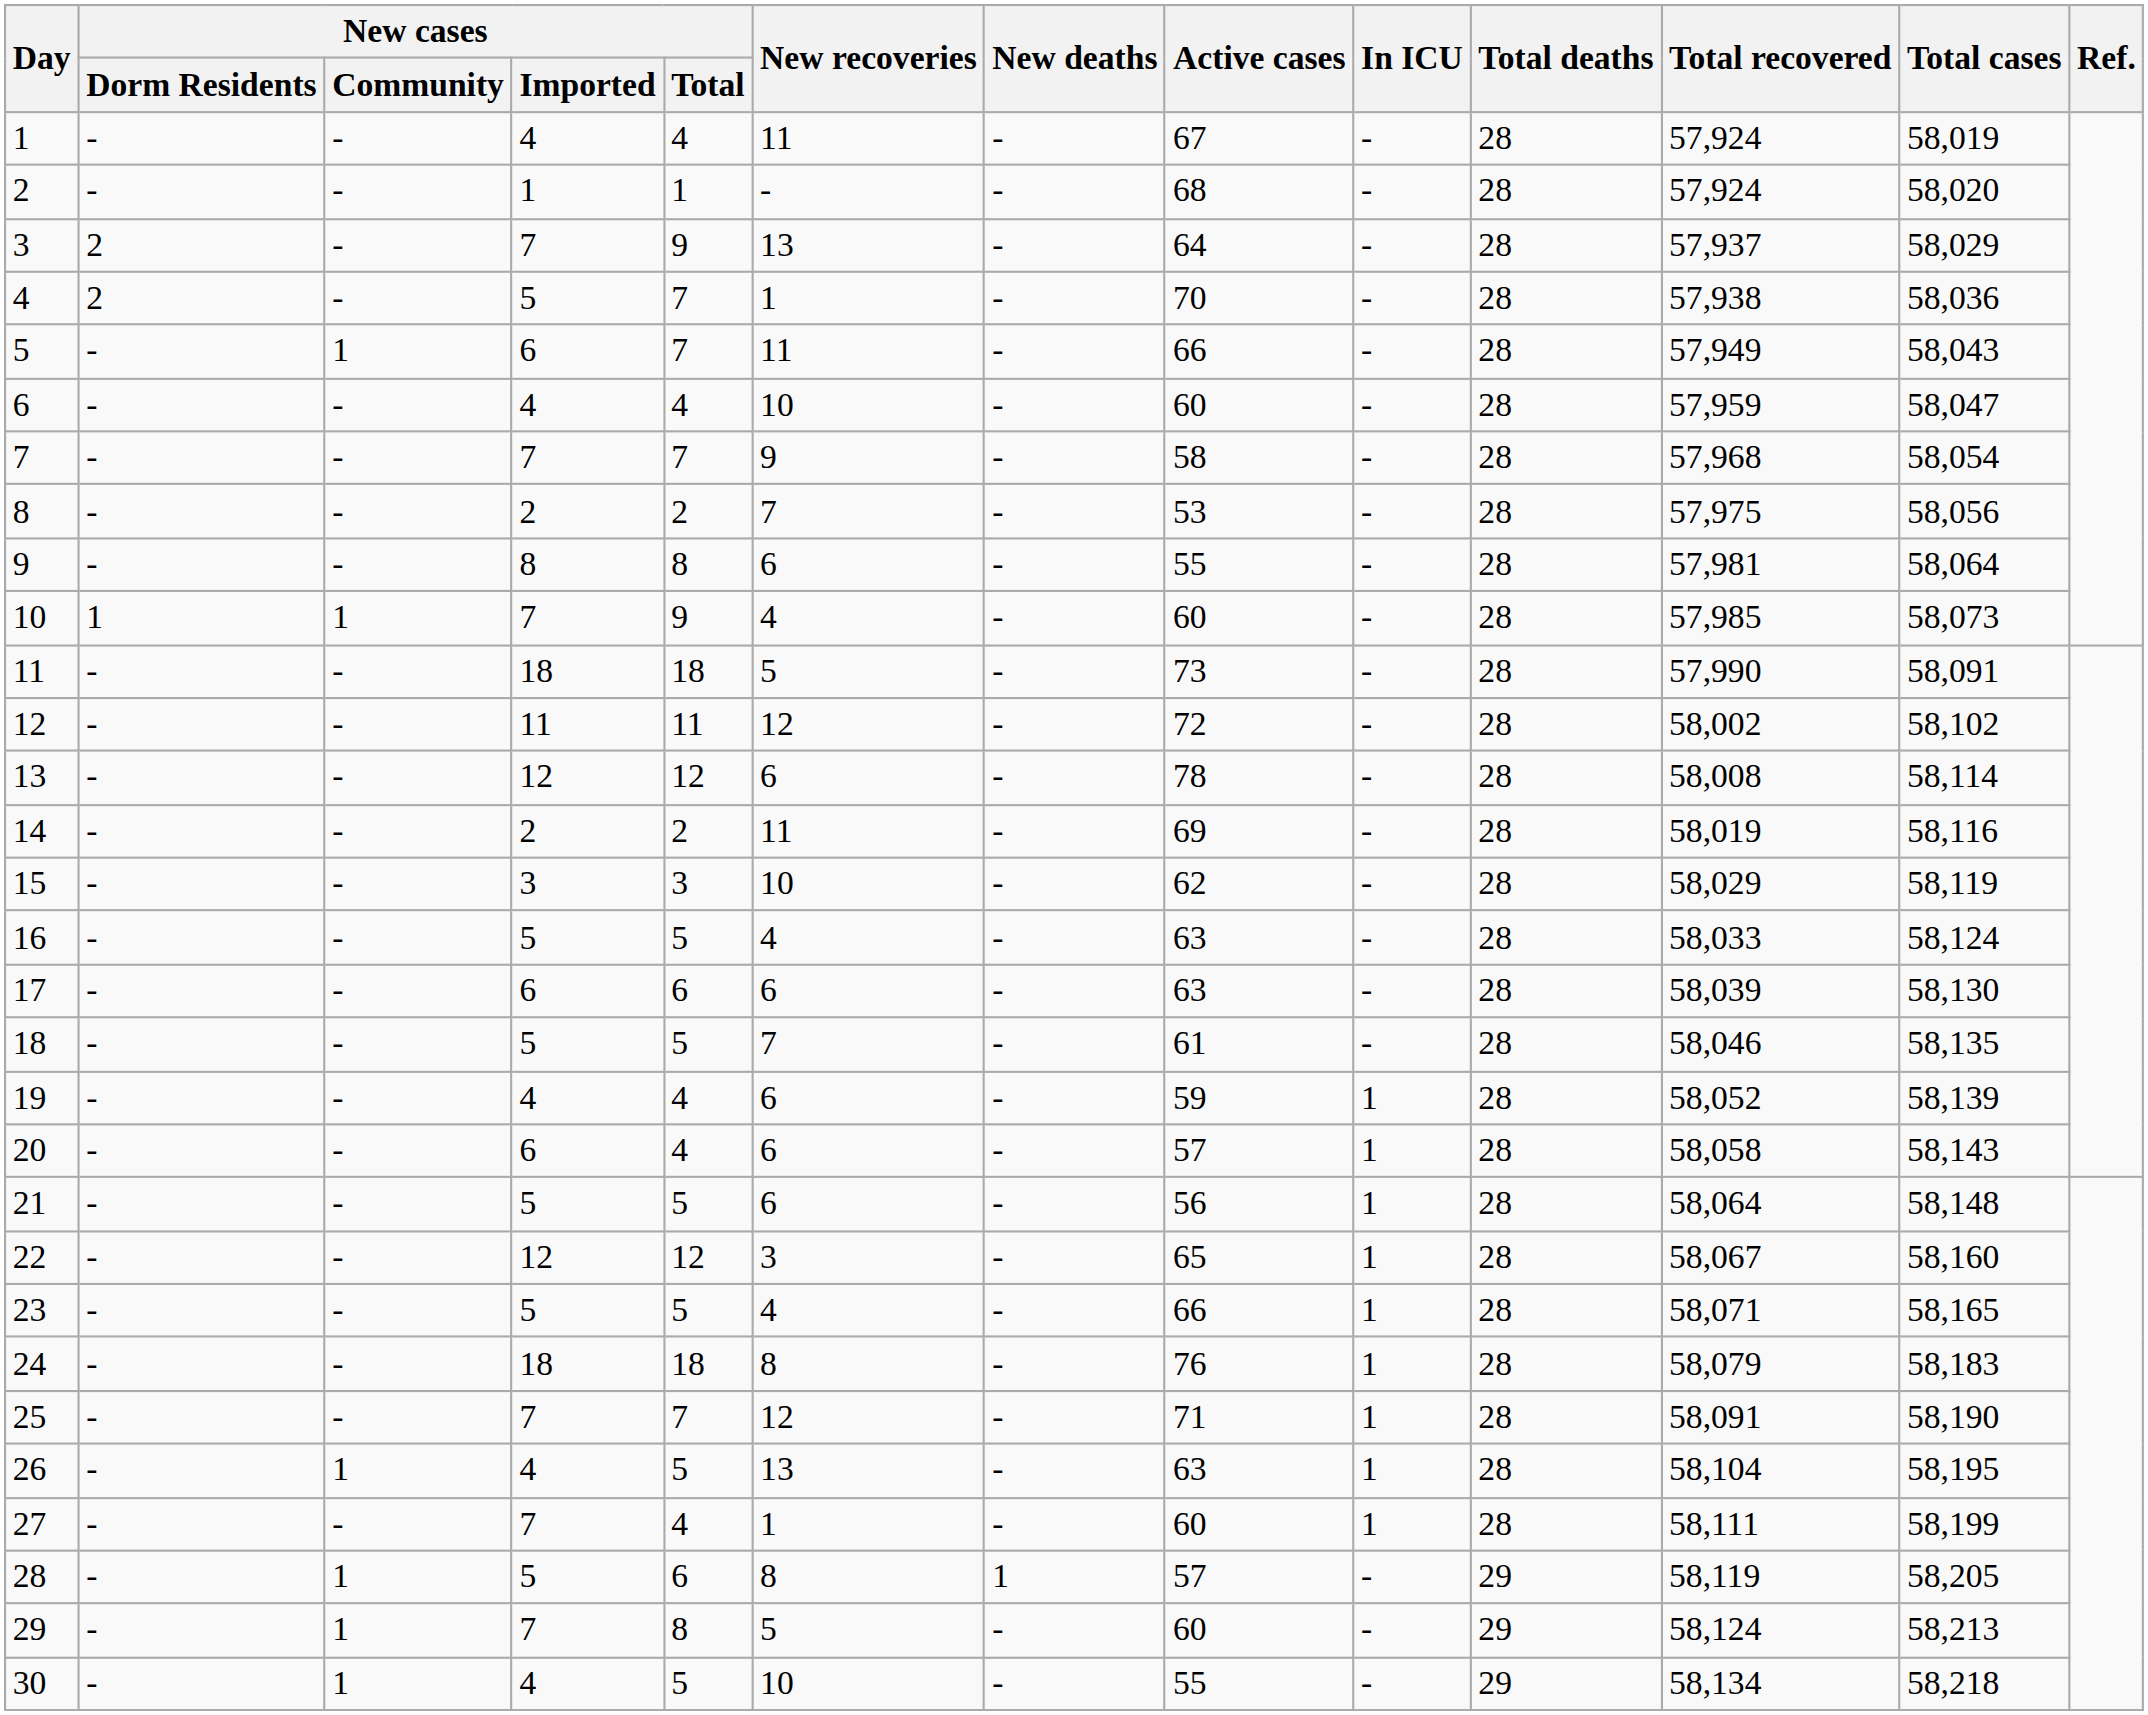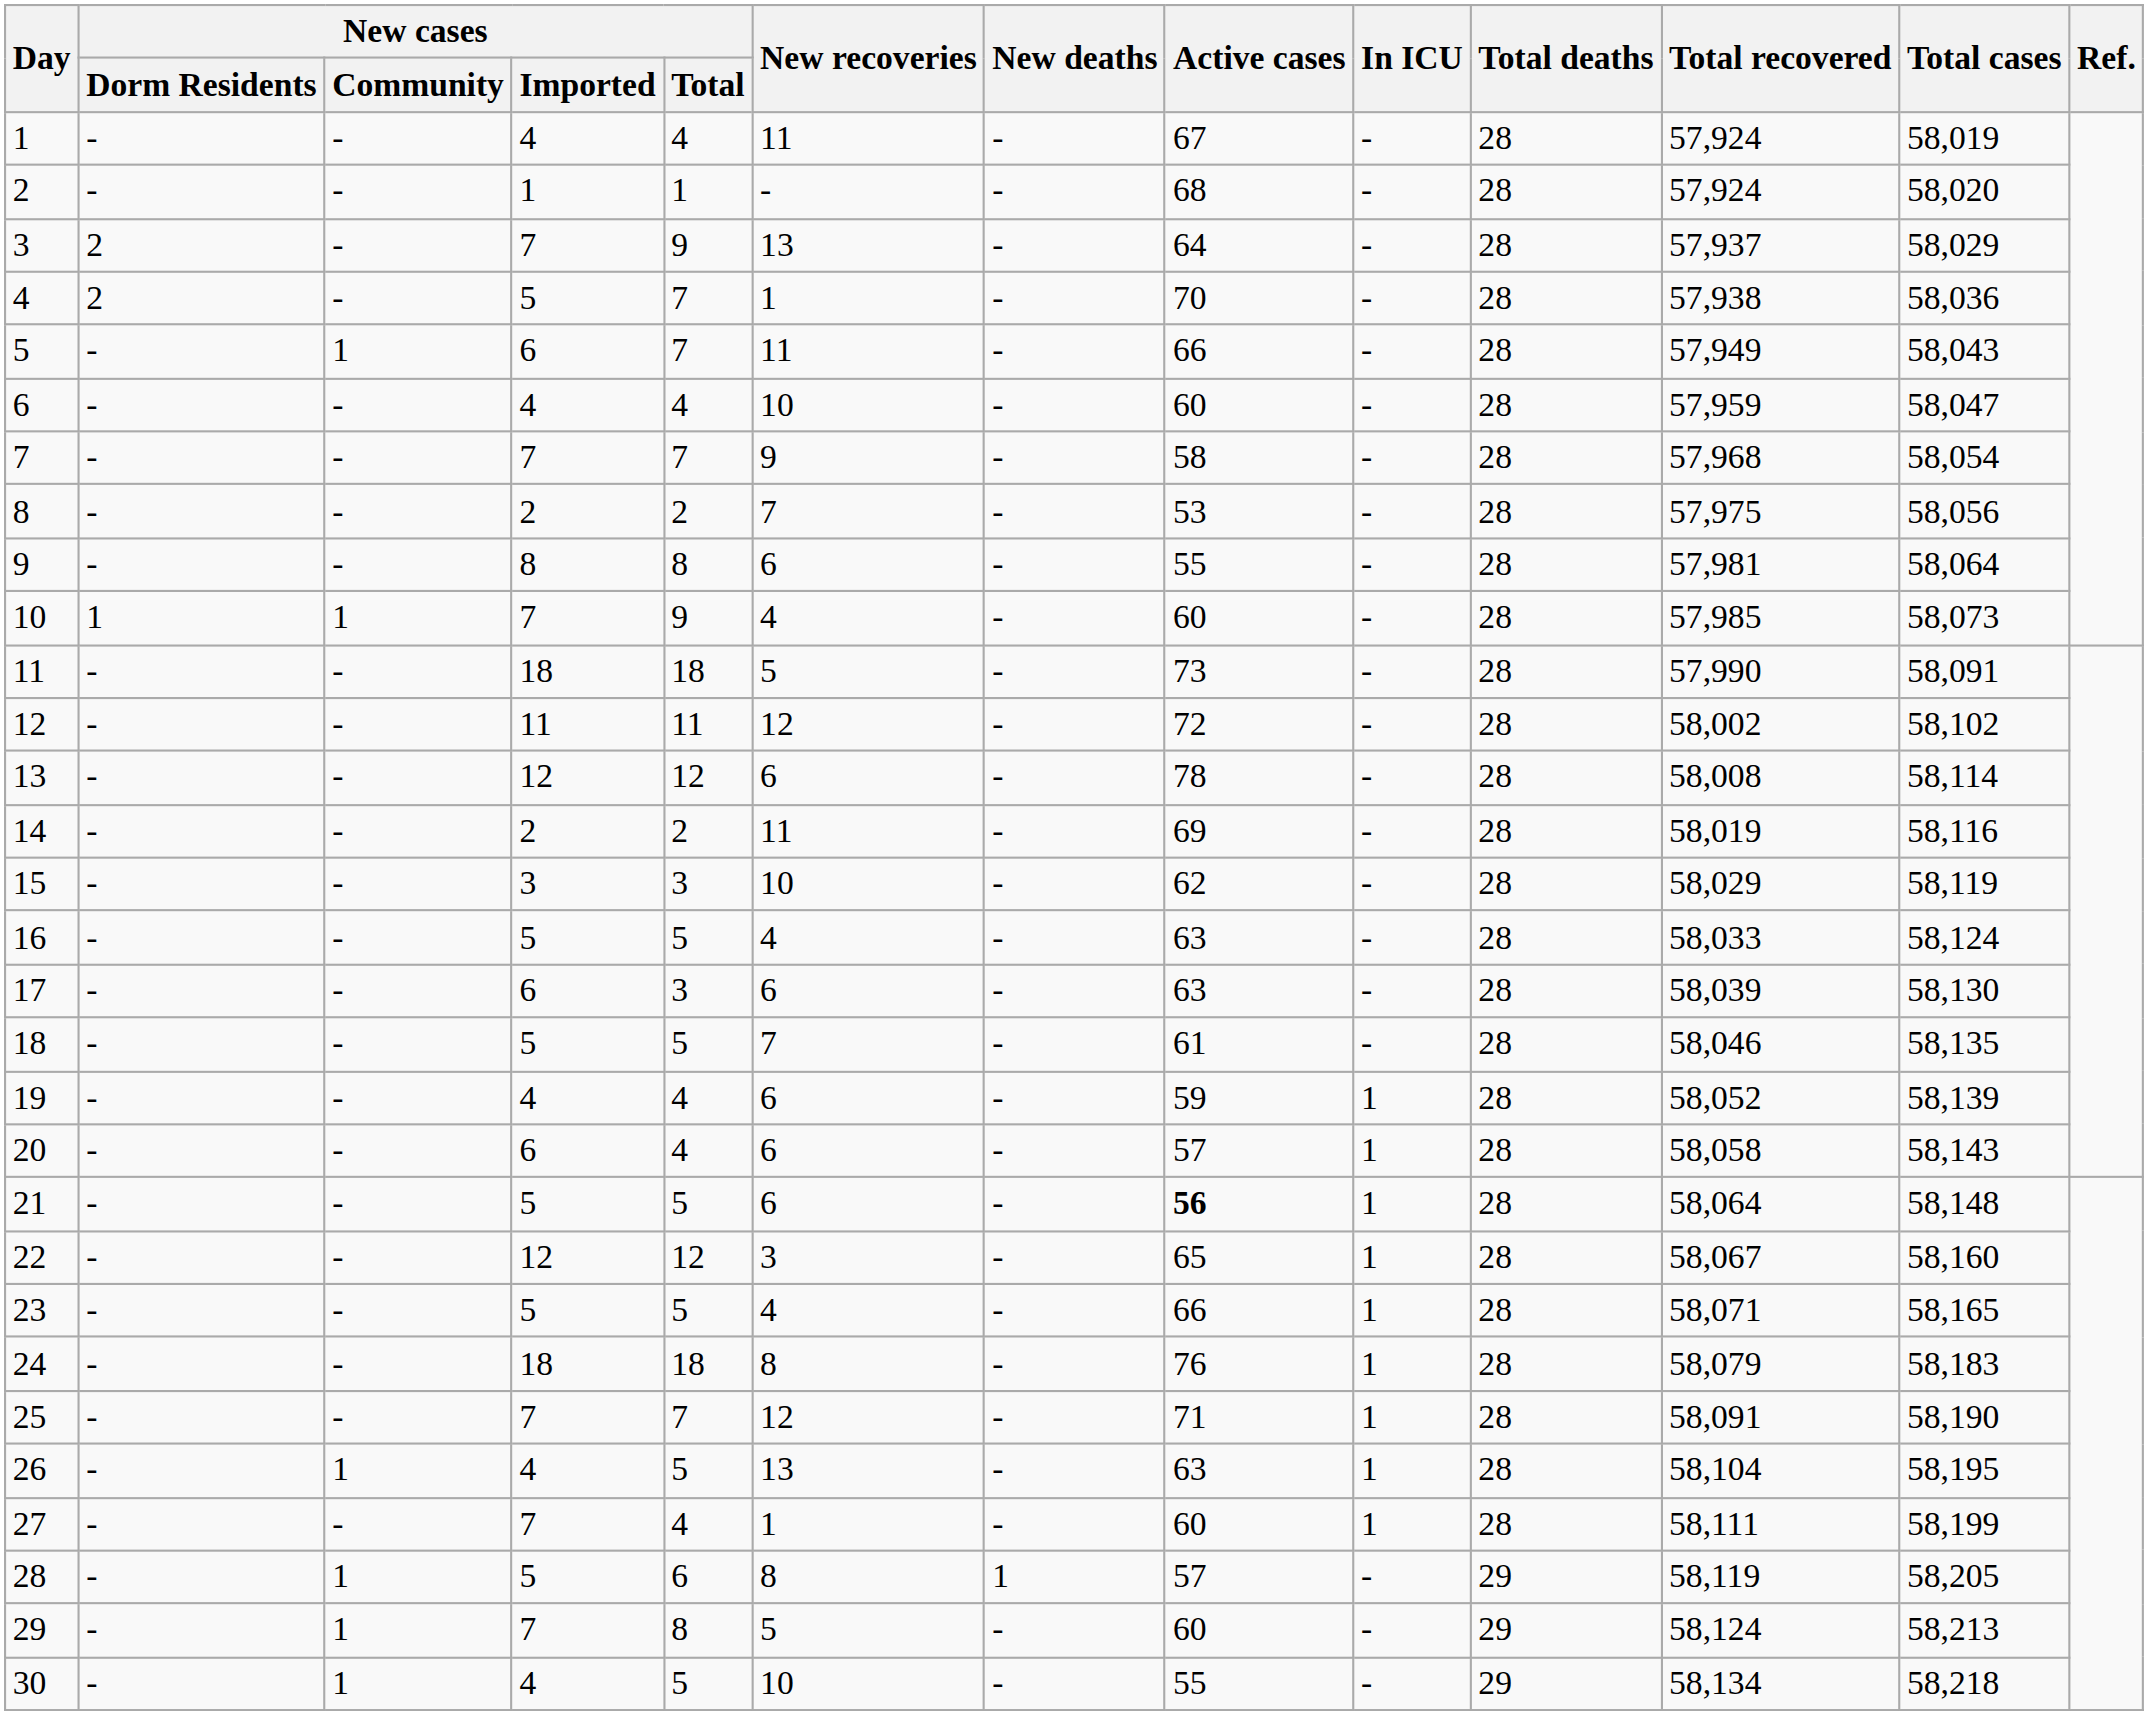(680, 990) 6 -> (680, 990) 3
(1190, 1203) normal -> (1190, 1203) bold
